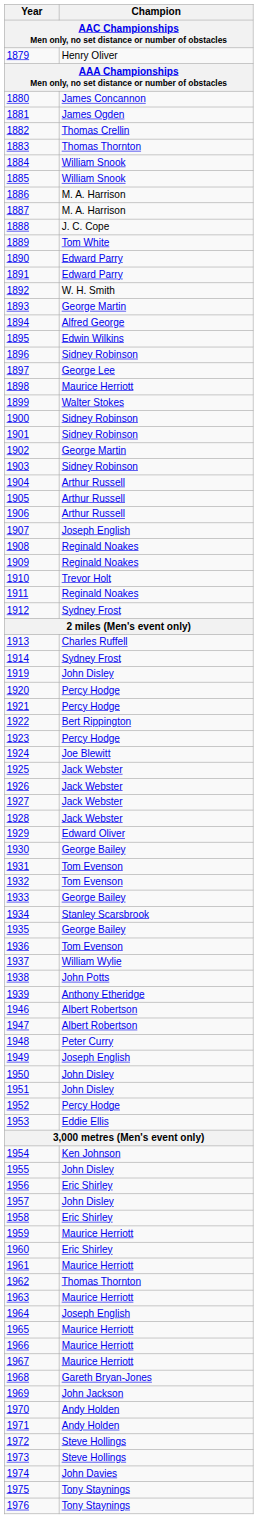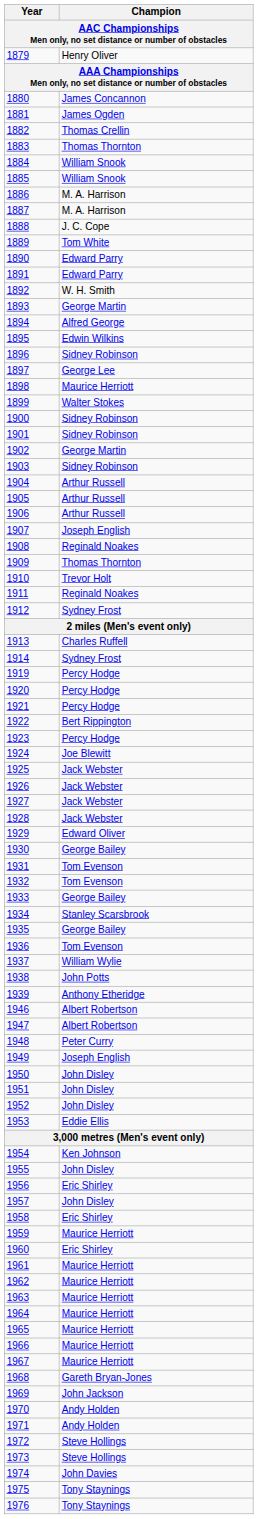(100, 562) Reginald Noakes -> (101, 562) Thomas Thornton
(88, 674) John Disley -> (91, 674) Percy Hodge
(91, 1106) Percy Hodge -> (88, 1106) John Disley
(101, 1282) Thomas Thornton -> (98, 1282) Maurice Herriott
(96, 1314) Joseph English -> (98, 1314) Maurice Herriott
